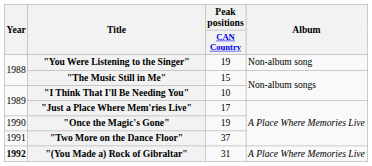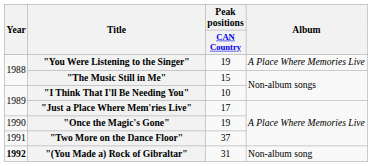(280, 62) Non-album song -> (306, 62) A Place Where Memories Live
(306, 153) A Place Where Memories Live -> (280, 153) Non-album song
